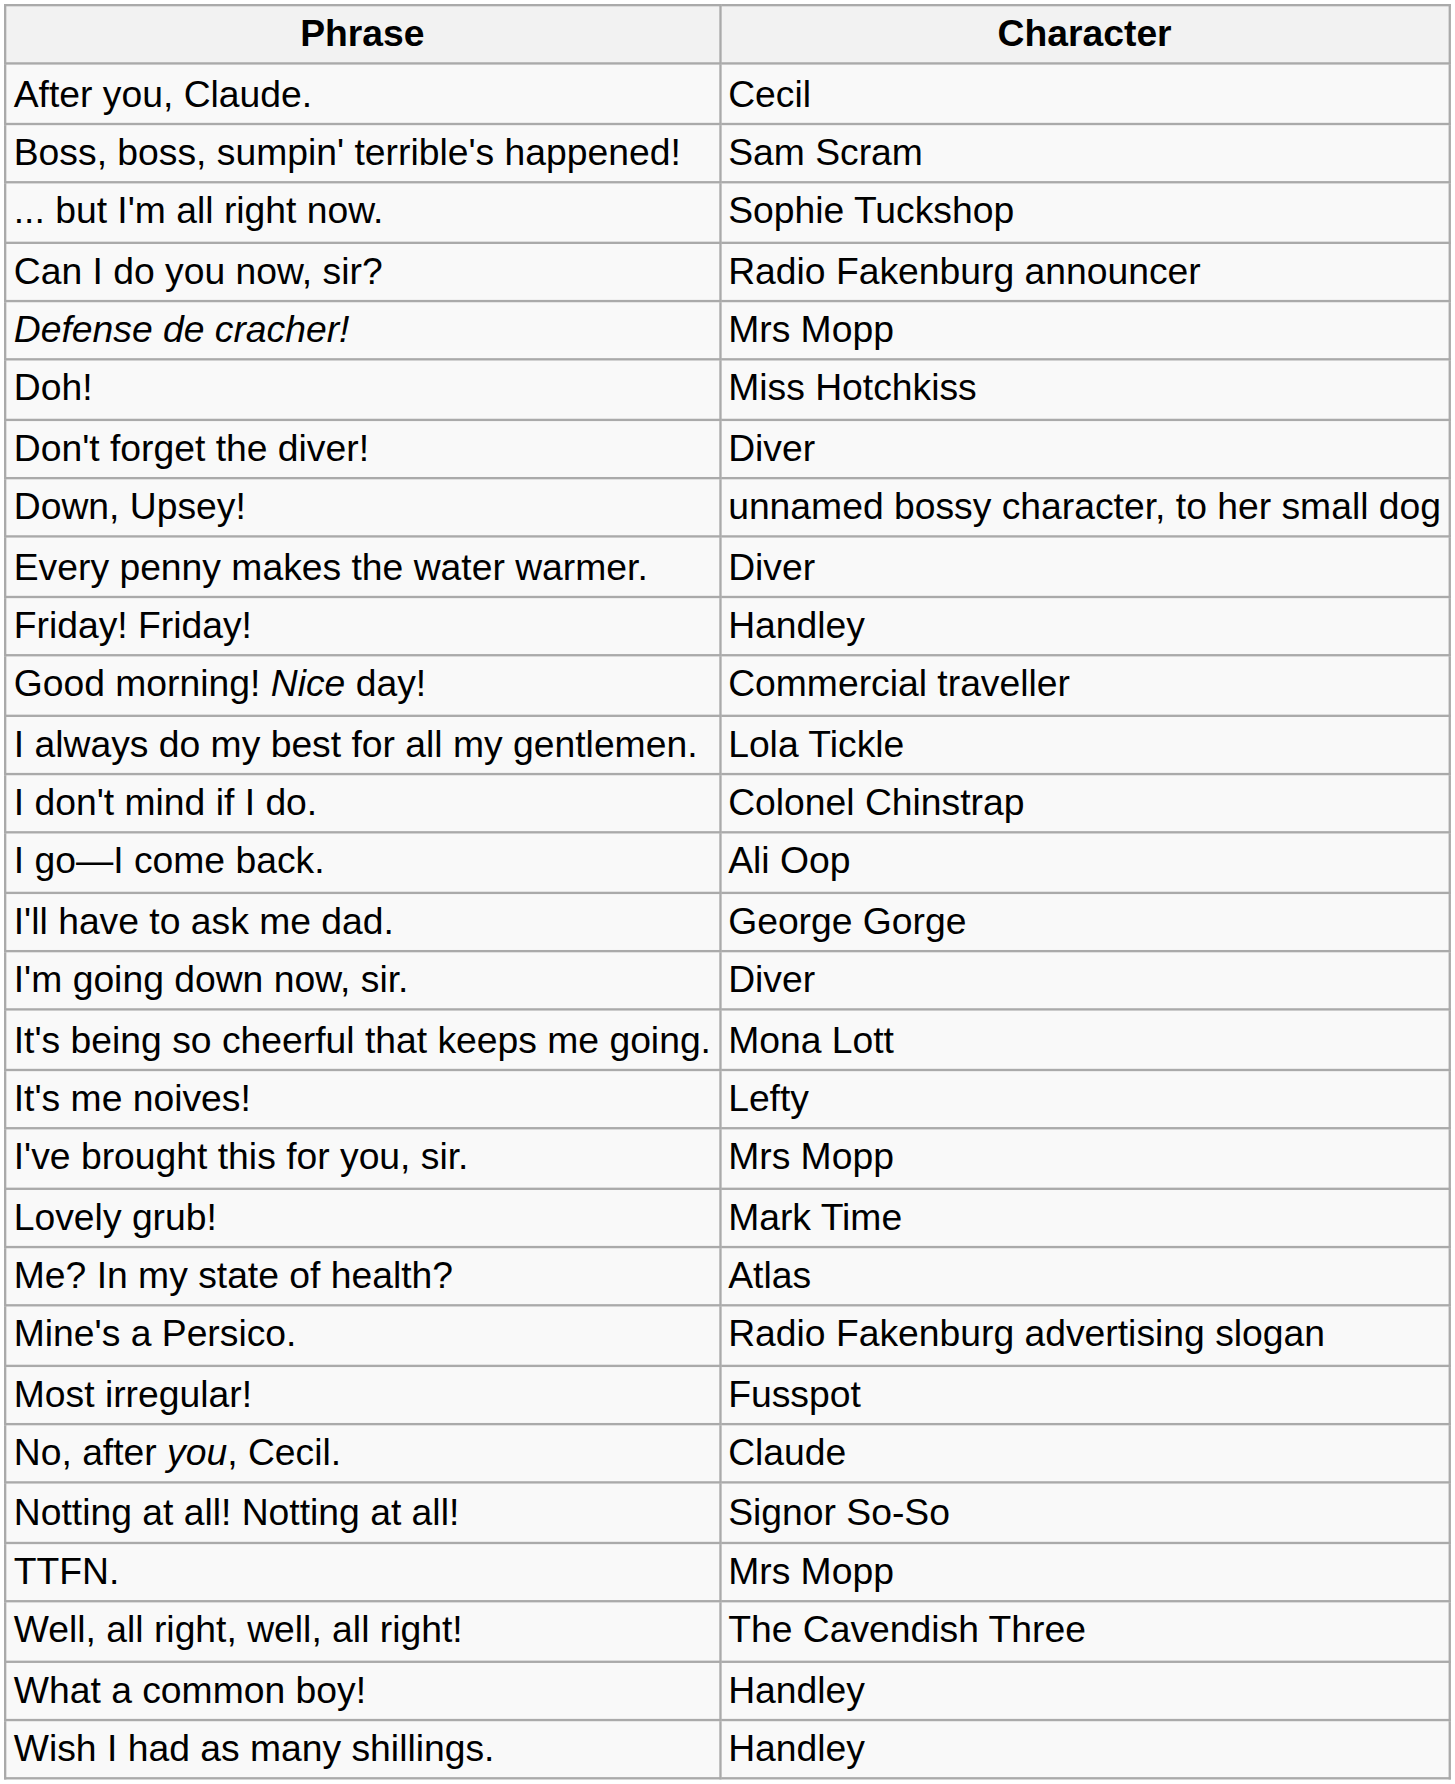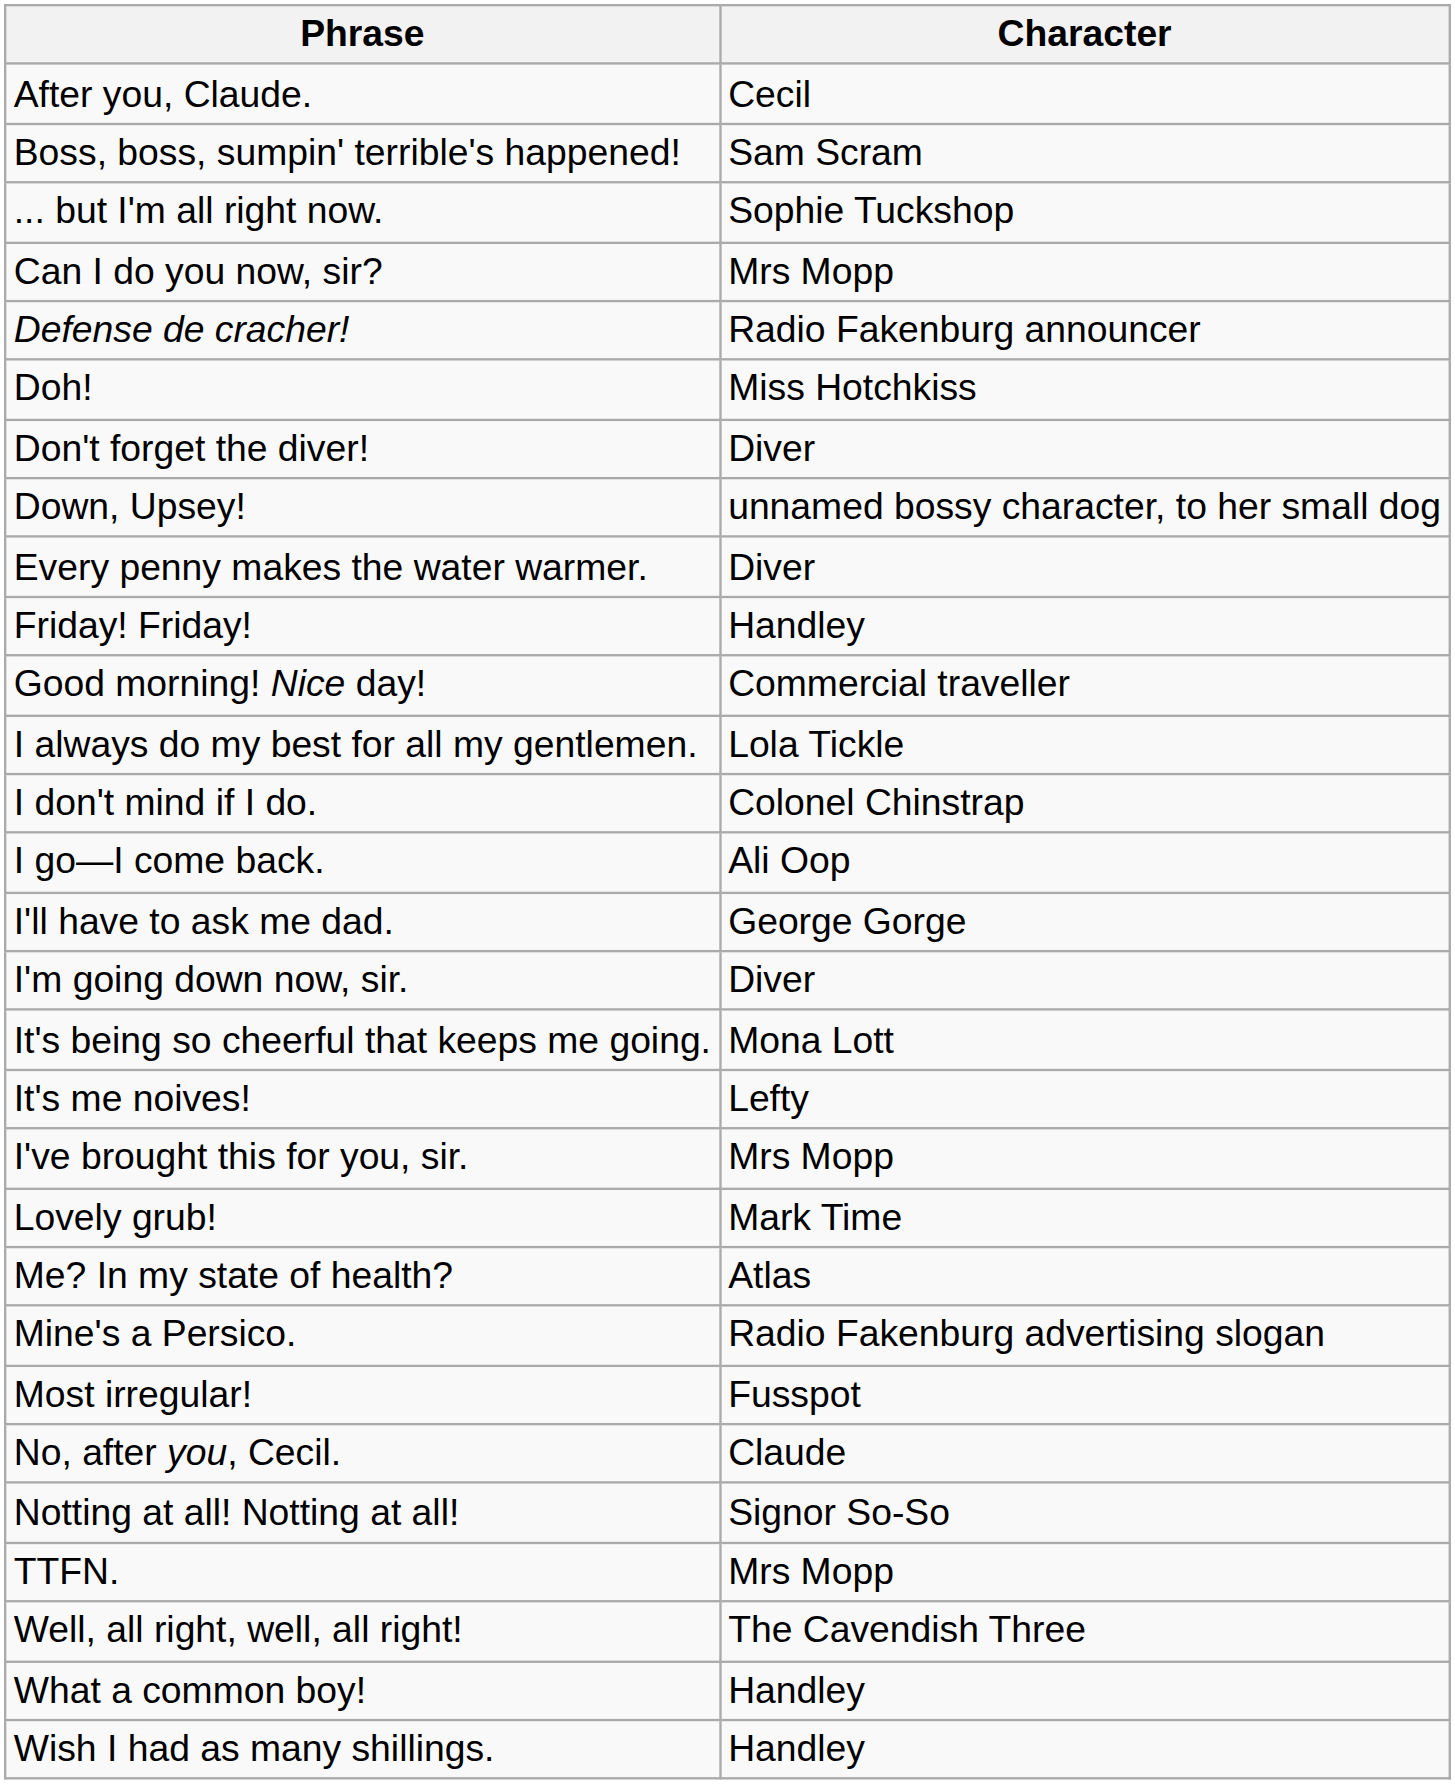(964, 270) Radio Fakenburg announcer -> (811, 270) Mrs Mopp
(811, 329) Mrs Mopp -> (964, 329) Radio Fakenburg announcer
